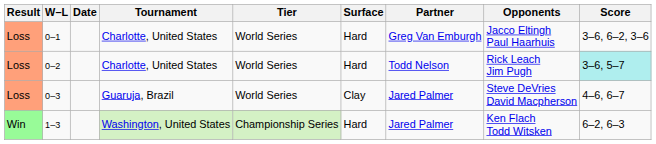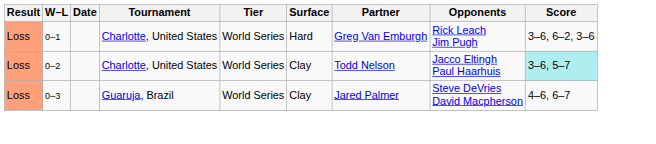(521, 36) Jacco Eltingh Paul Haarhuis -> (459, 36) Rick Leach Jim Pugh
(355, 65) Hard -> (300, 65) Clay
(513, 65) Rick Leach Jim Pugh -> (466, 65) Jacco Eltingh Paul Haarhuis
- row: (53, 125)
